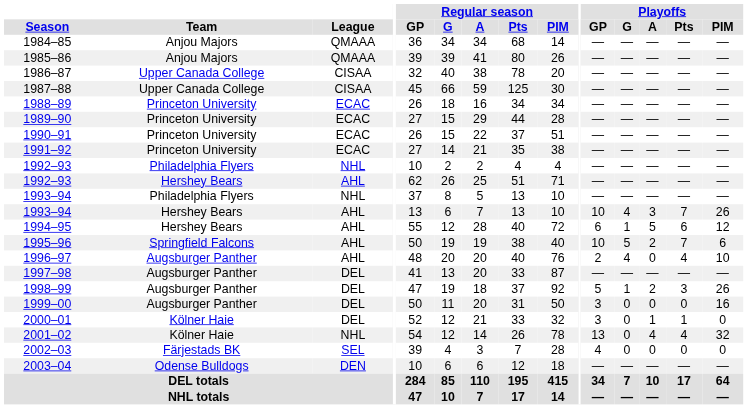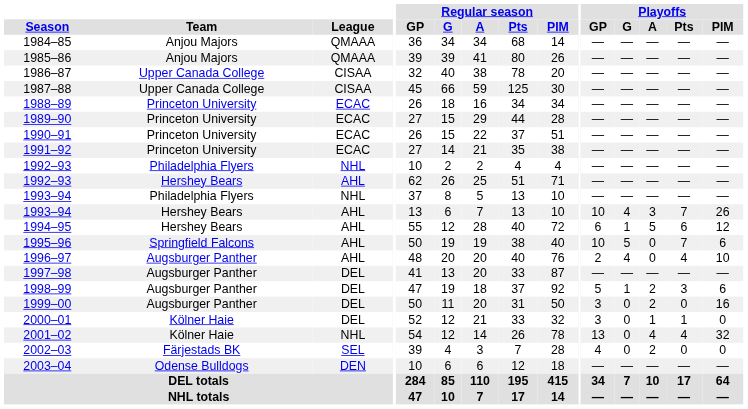(652, 242) 2 -> (652, 242) 0
(723, 289) 26 -> (723, 289) 6
(652, 304) 0 -> (652, 304) 2
(652, 350) 0 -> (652, 350) 2
